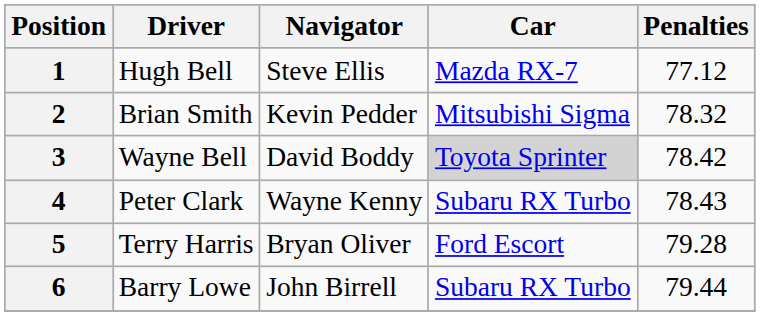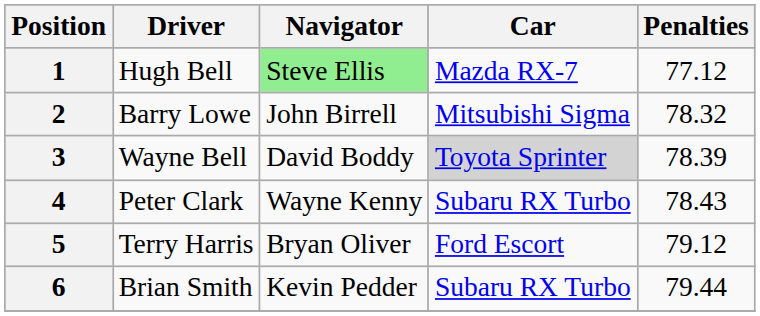(325, 69) no background -> (325, 69) lightgreen background
(186, 113) Brian Smith -> (185, 113) Barry Lowe
(342, 113) Kevin Pedder -> (332, 113) John Birrell
(696, 157) 78.42 -> (696, 157) 78.39
(696, 244) 79.28 -> (696, 244) 79.12
(185, 288) Barry Lowe -> (186, 288) Brian Smith
(332, 288) John Birrell -> (342, 288) Kevin Pedder
